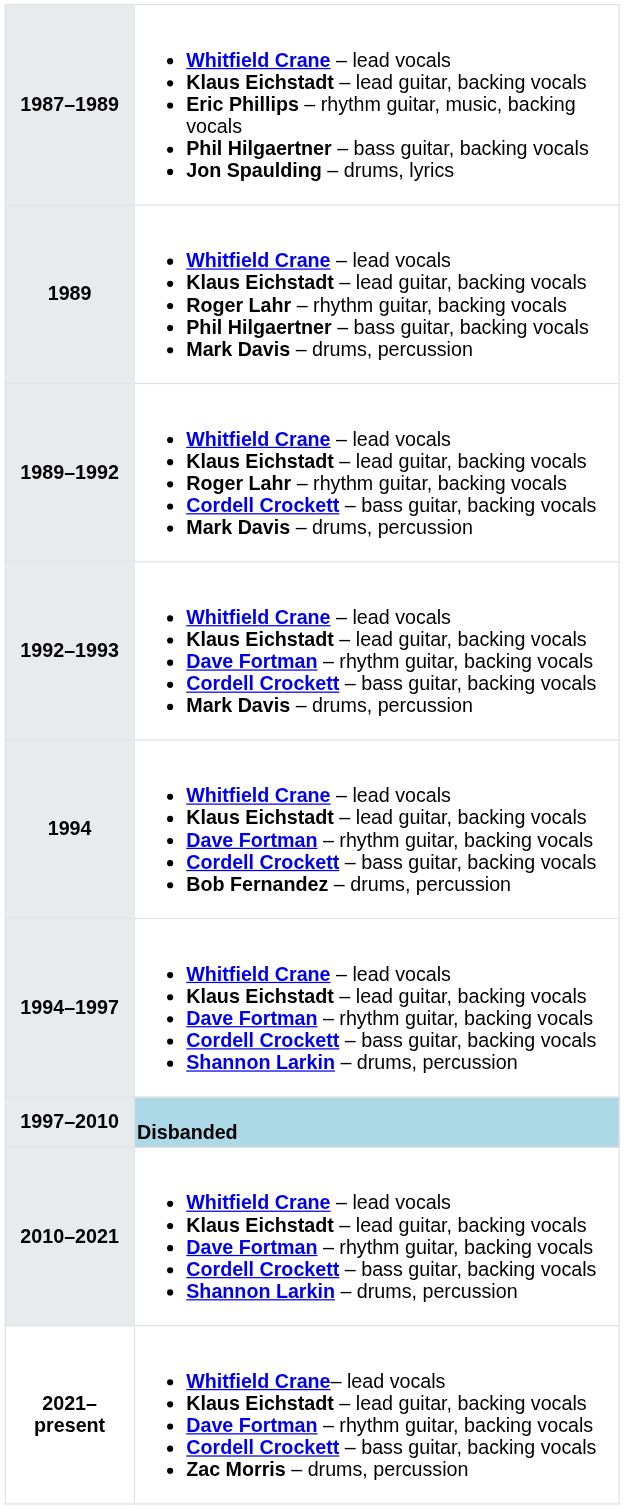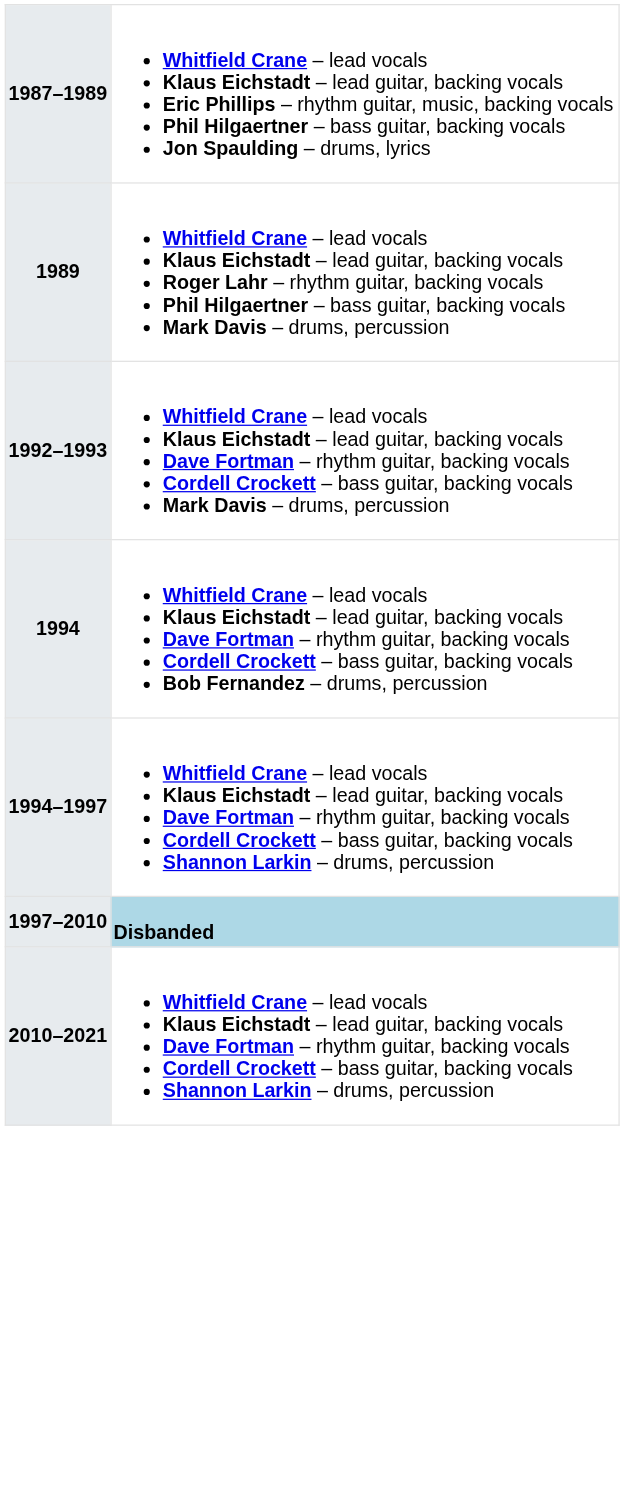- row: (70, 472)
- row: (70, 1414)
